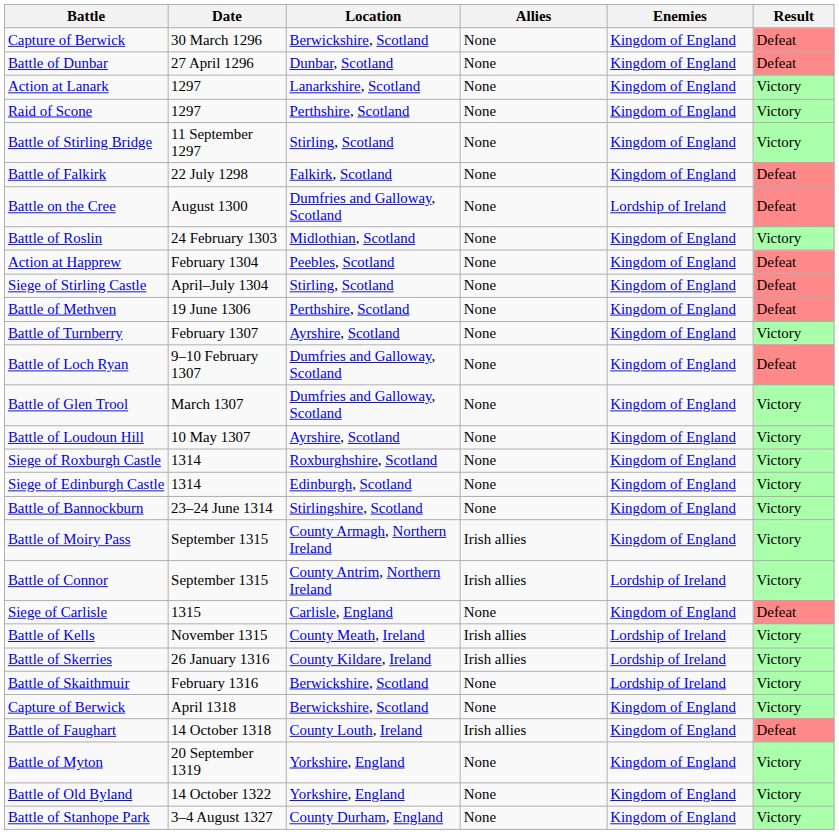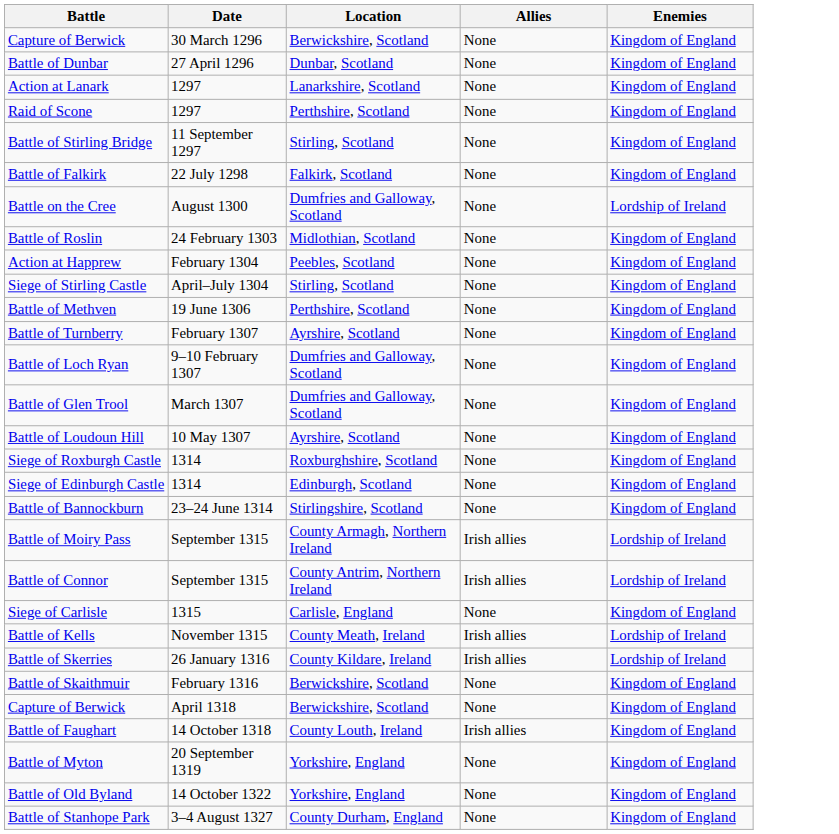- column: (794, 16)
(673, 540) Kingdom of England -> (668, 540) Lordship of Ireland
(668, 683) Lordship of Ireland -> (673, 683) Kingdom of England
